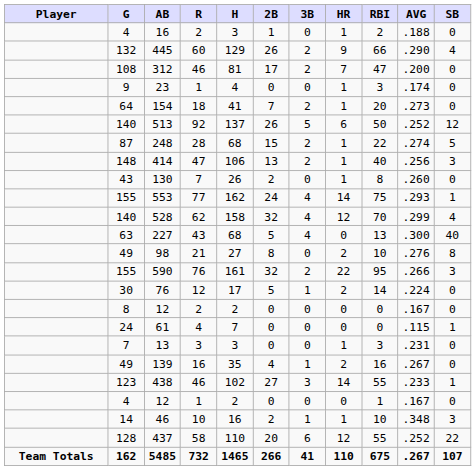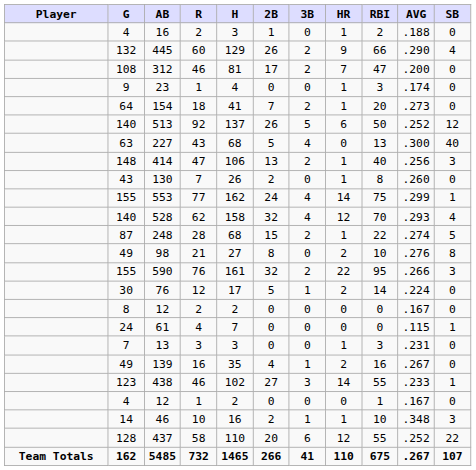rows swapped: (162, 235) <-> (162, 143)
(416, 198) .293 -> (416, 198) .299
(416, 216) .299 -> (416, 216) .293
